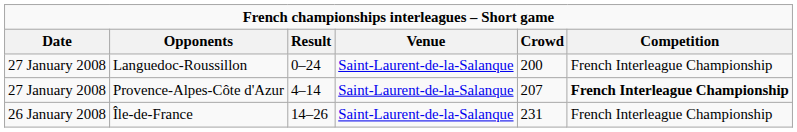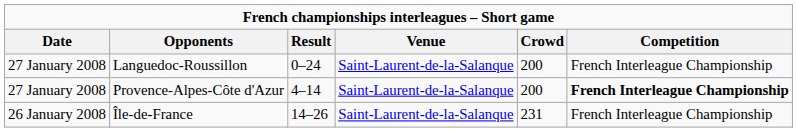(532, 90) 207 -> (532, 90) 200
